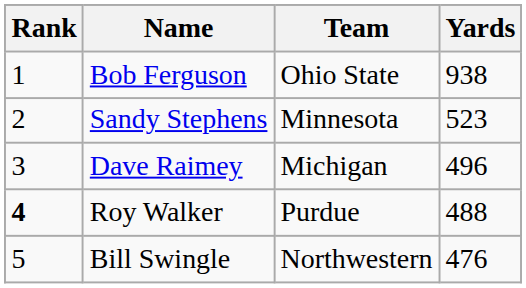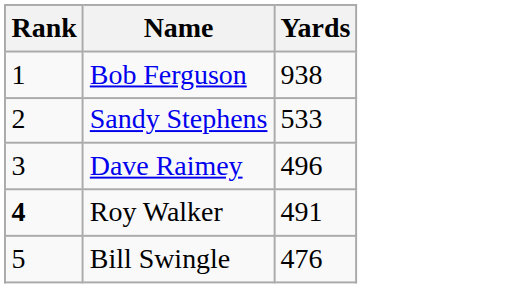- column: (356, 27)
(467, 120) 523 -> (301, 120) 533
(467, 212) 488 -> (301, 212) 491
